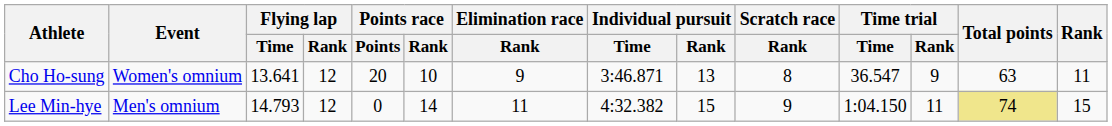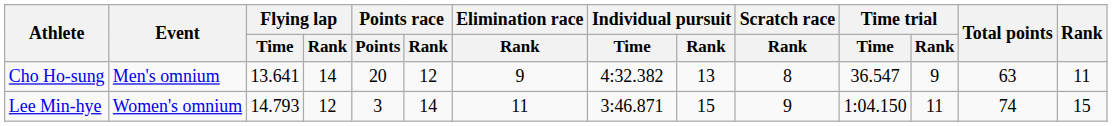(177, 76) Women's omnium -> (166, 76) Men's omnium
(327, 76) 12 -> (327, 76) 14
(428, 76) 10 -> (428, 76) 12
(632, 76) 3:46.871 -> (632, 76) 4:32.382
(166, 106) Men's omnium -> (177, 106) Women's omnium
(378, 106) 0 -> (378, 106) 3
(632, 106) 4:32.382 -> (632, 106) 3:46.871
(1008, 106) khaki background -> (1008, 106) no background
